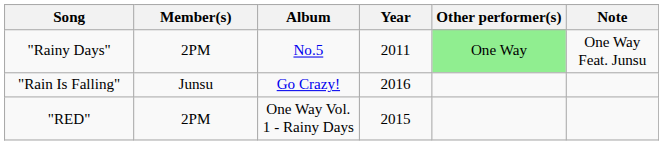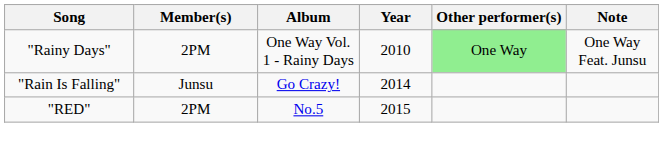(308, 50) No.5 -> (308, 50) One Way Vol. 1 - Rainy Days
(396, 50) 2011 -> (396, 50) 2010
(396, 84) 2016 -> (396, 84) 2014
(308, 118) One Way Vol. 1 - Rainy Days -> (308, 109) No.5
